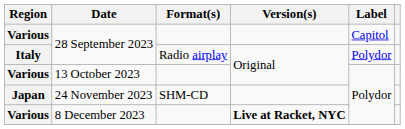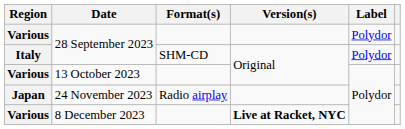(370, 34) Capitol -> (371, 34) Polydor
(193, 54) Radio airplay -> (184, 54) SHM-CD
(184, 94) SHM-CD -> (193, 94) Radio airplay
